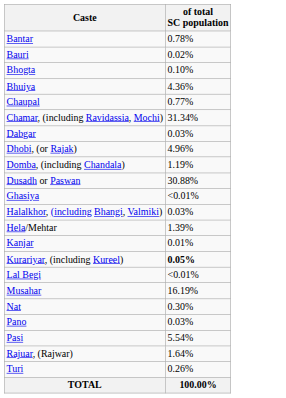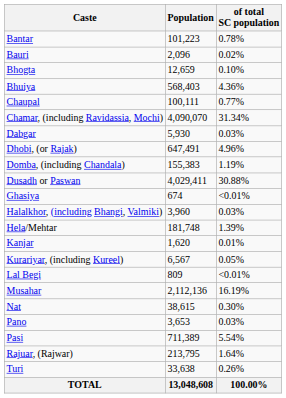+ column: (191, 17)
(181, 259) bold -> (231, 259) normal
